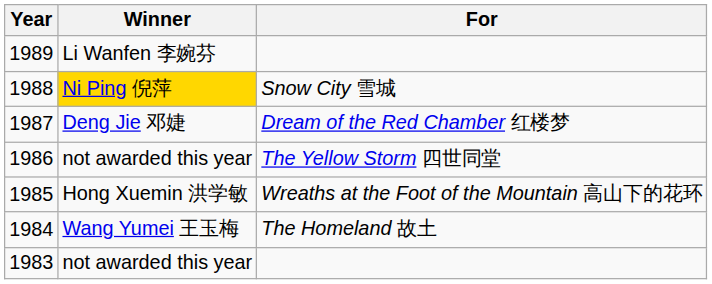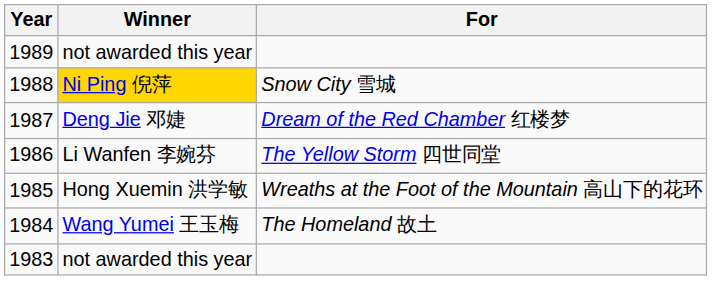(139, 52) Li Wanfen 李婉芬 -> (157, 51) not awarded this year
(157, 159) not awarded this year -> (139, 154) Li Wanfen 李婉芬
